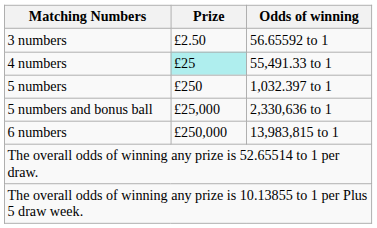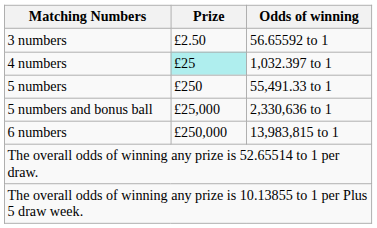(291, 63) 55,491.33 to 1 -> (291, 63) 1,032.397 to 1
(291, 86) 1,032.397 to 1 -> (291, 86) 55,491.33 to 1
